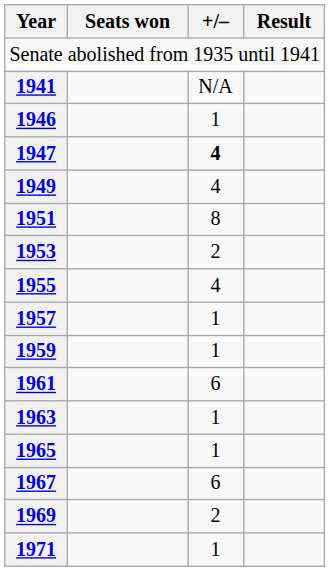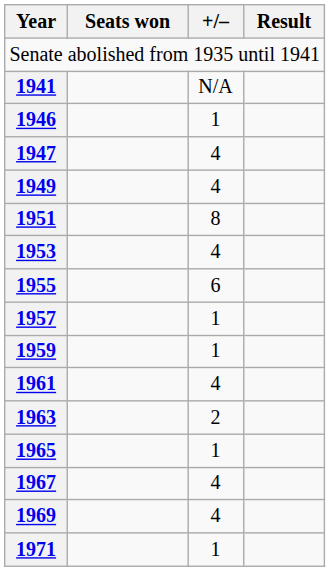(215, 153) bold -> (215, 153) normal
(215, 252) 2 -> (215, 252) 4
(215, 285) 4 -> (215, 285) 6
(215, 384) 6 -> (215, 384) 4
(215, 417) 1 -> (215, 417) 2
(215, 483) 6 -> (215, 483) 4
(215, 516) 2 -> (215, 516) 4
